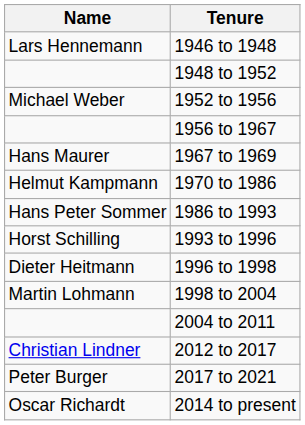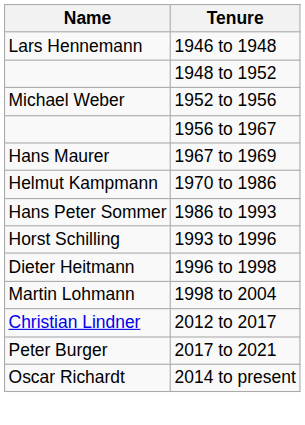- row: (225, 322)
